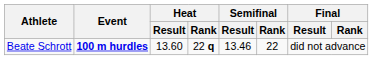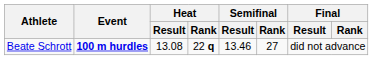(169, 47) 13.60 -> (169, 47) 13.08
(272, 47) 22 -> (272, 47) 27
